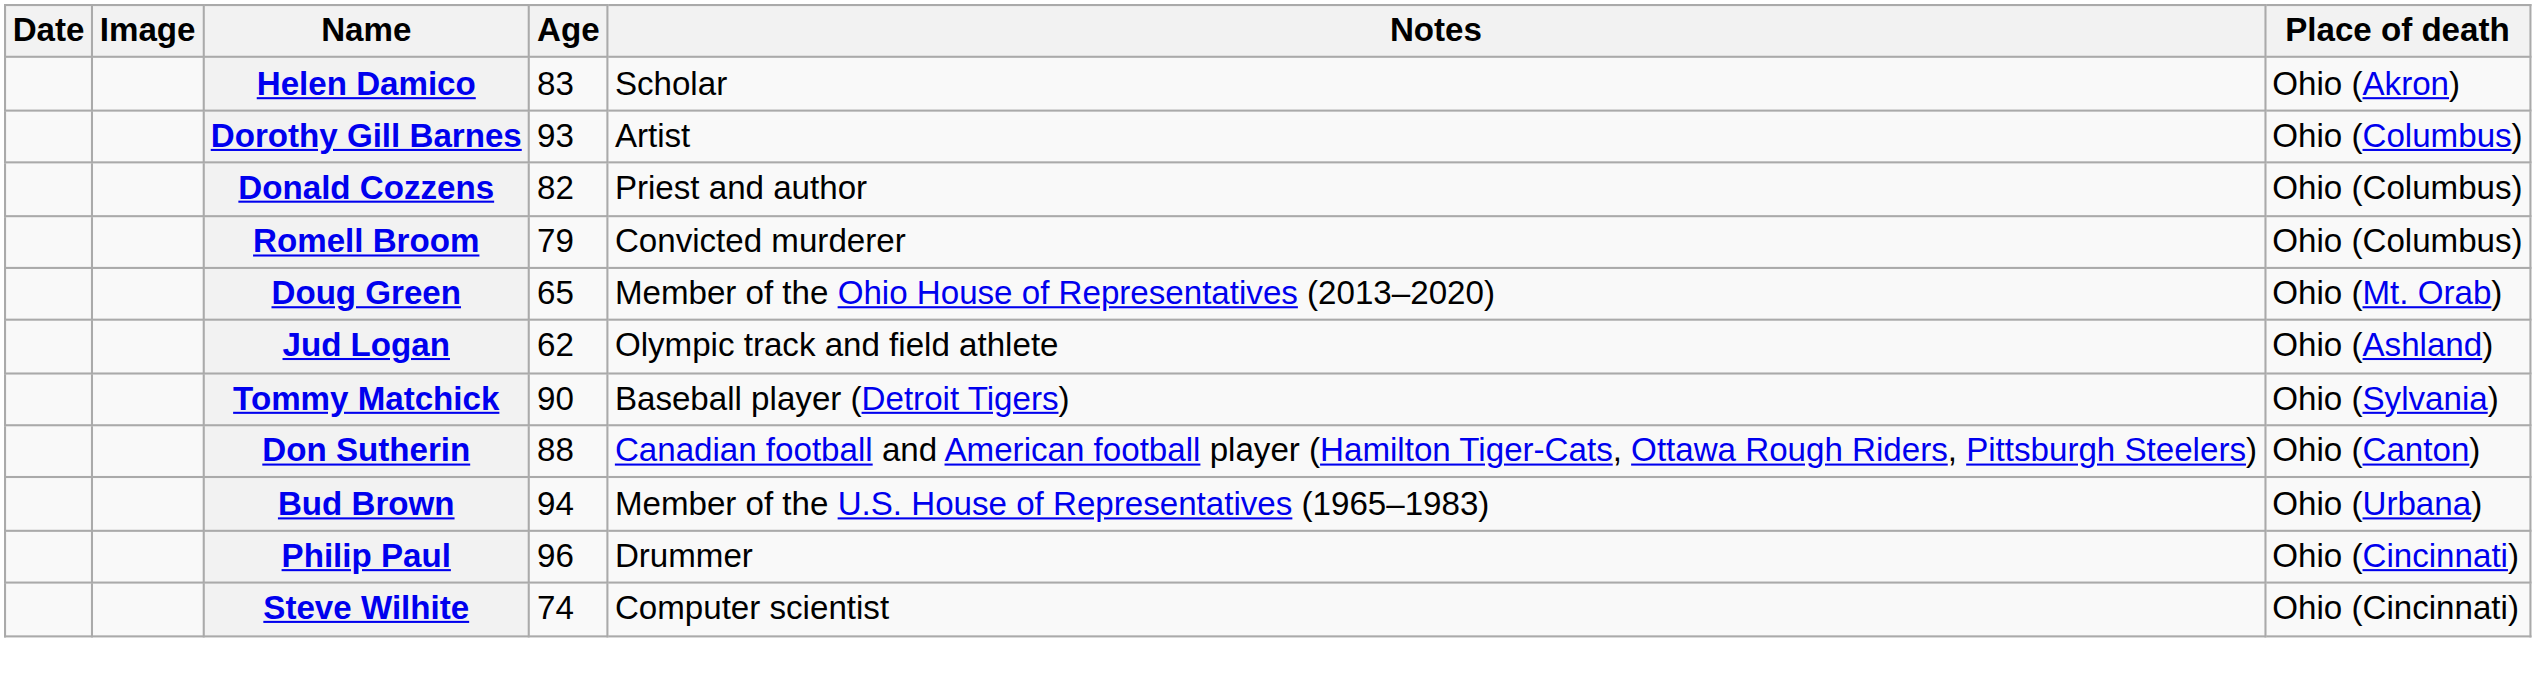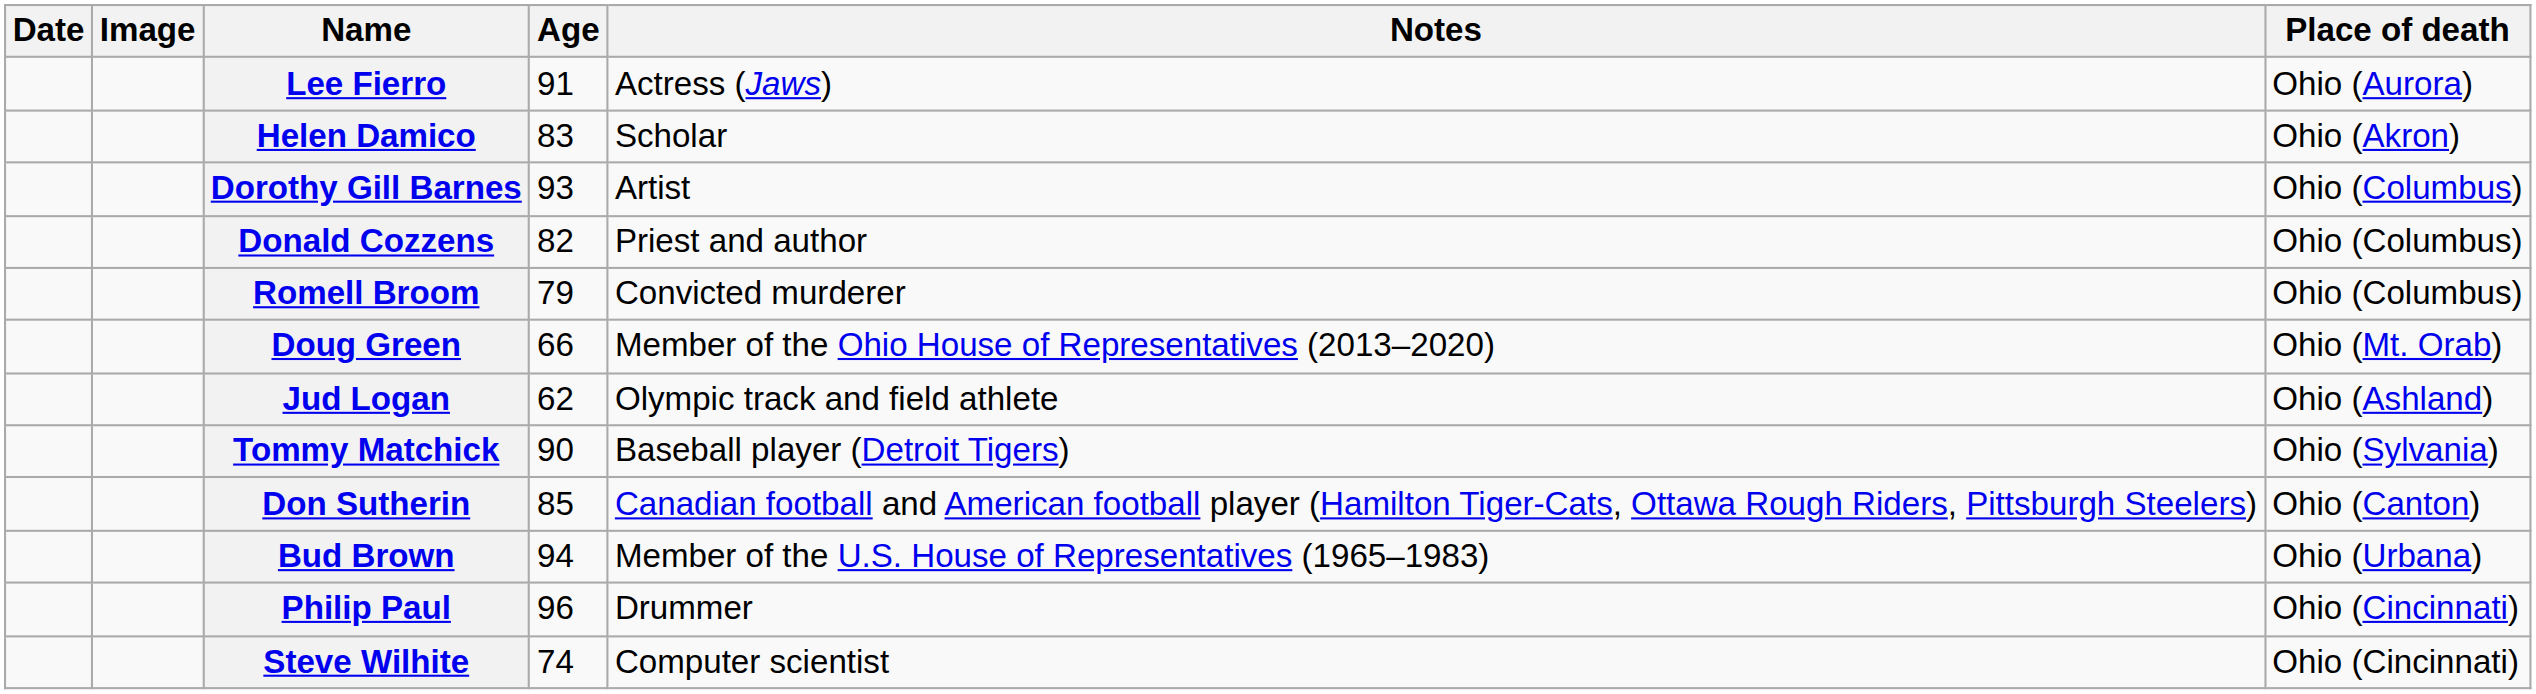+ row: (366, 83)
(555, 293) 65 -> (555, 345) 66
(555, 450) 88 -> (555, 503) 85
